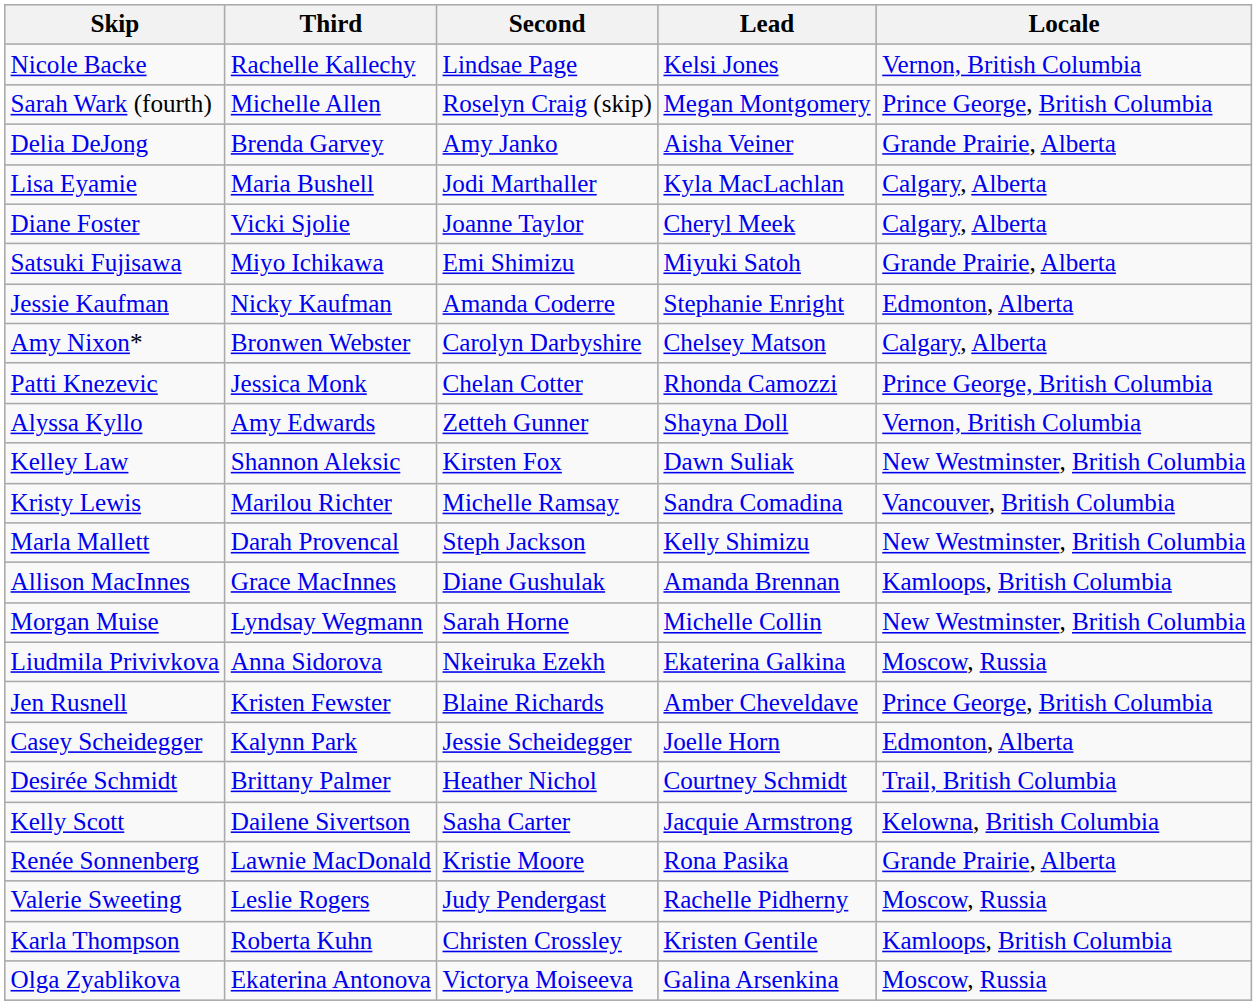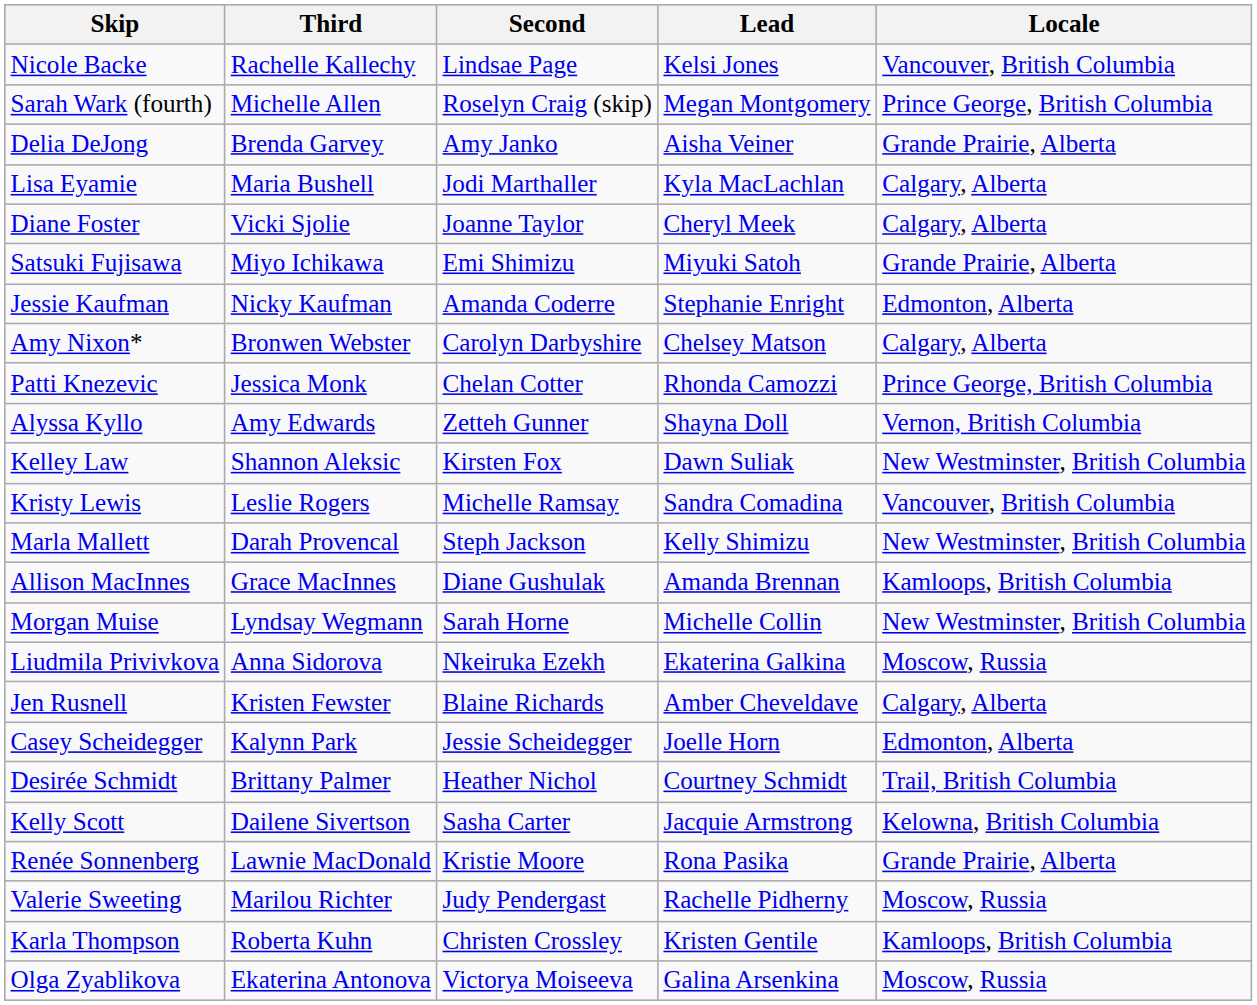(1012, 64) Vernon, British Columbia -> (1029, 64) Vancouver, British Columbia
(311, 502) Marilou Richter -> (300, 502) Leslie Rogers
(1047, 701) Prince George, British Columbia -> (964, 701) Calgary, Alberta
(300, 900) Leslie Rogers -> (311, 900) Marilou Richter
